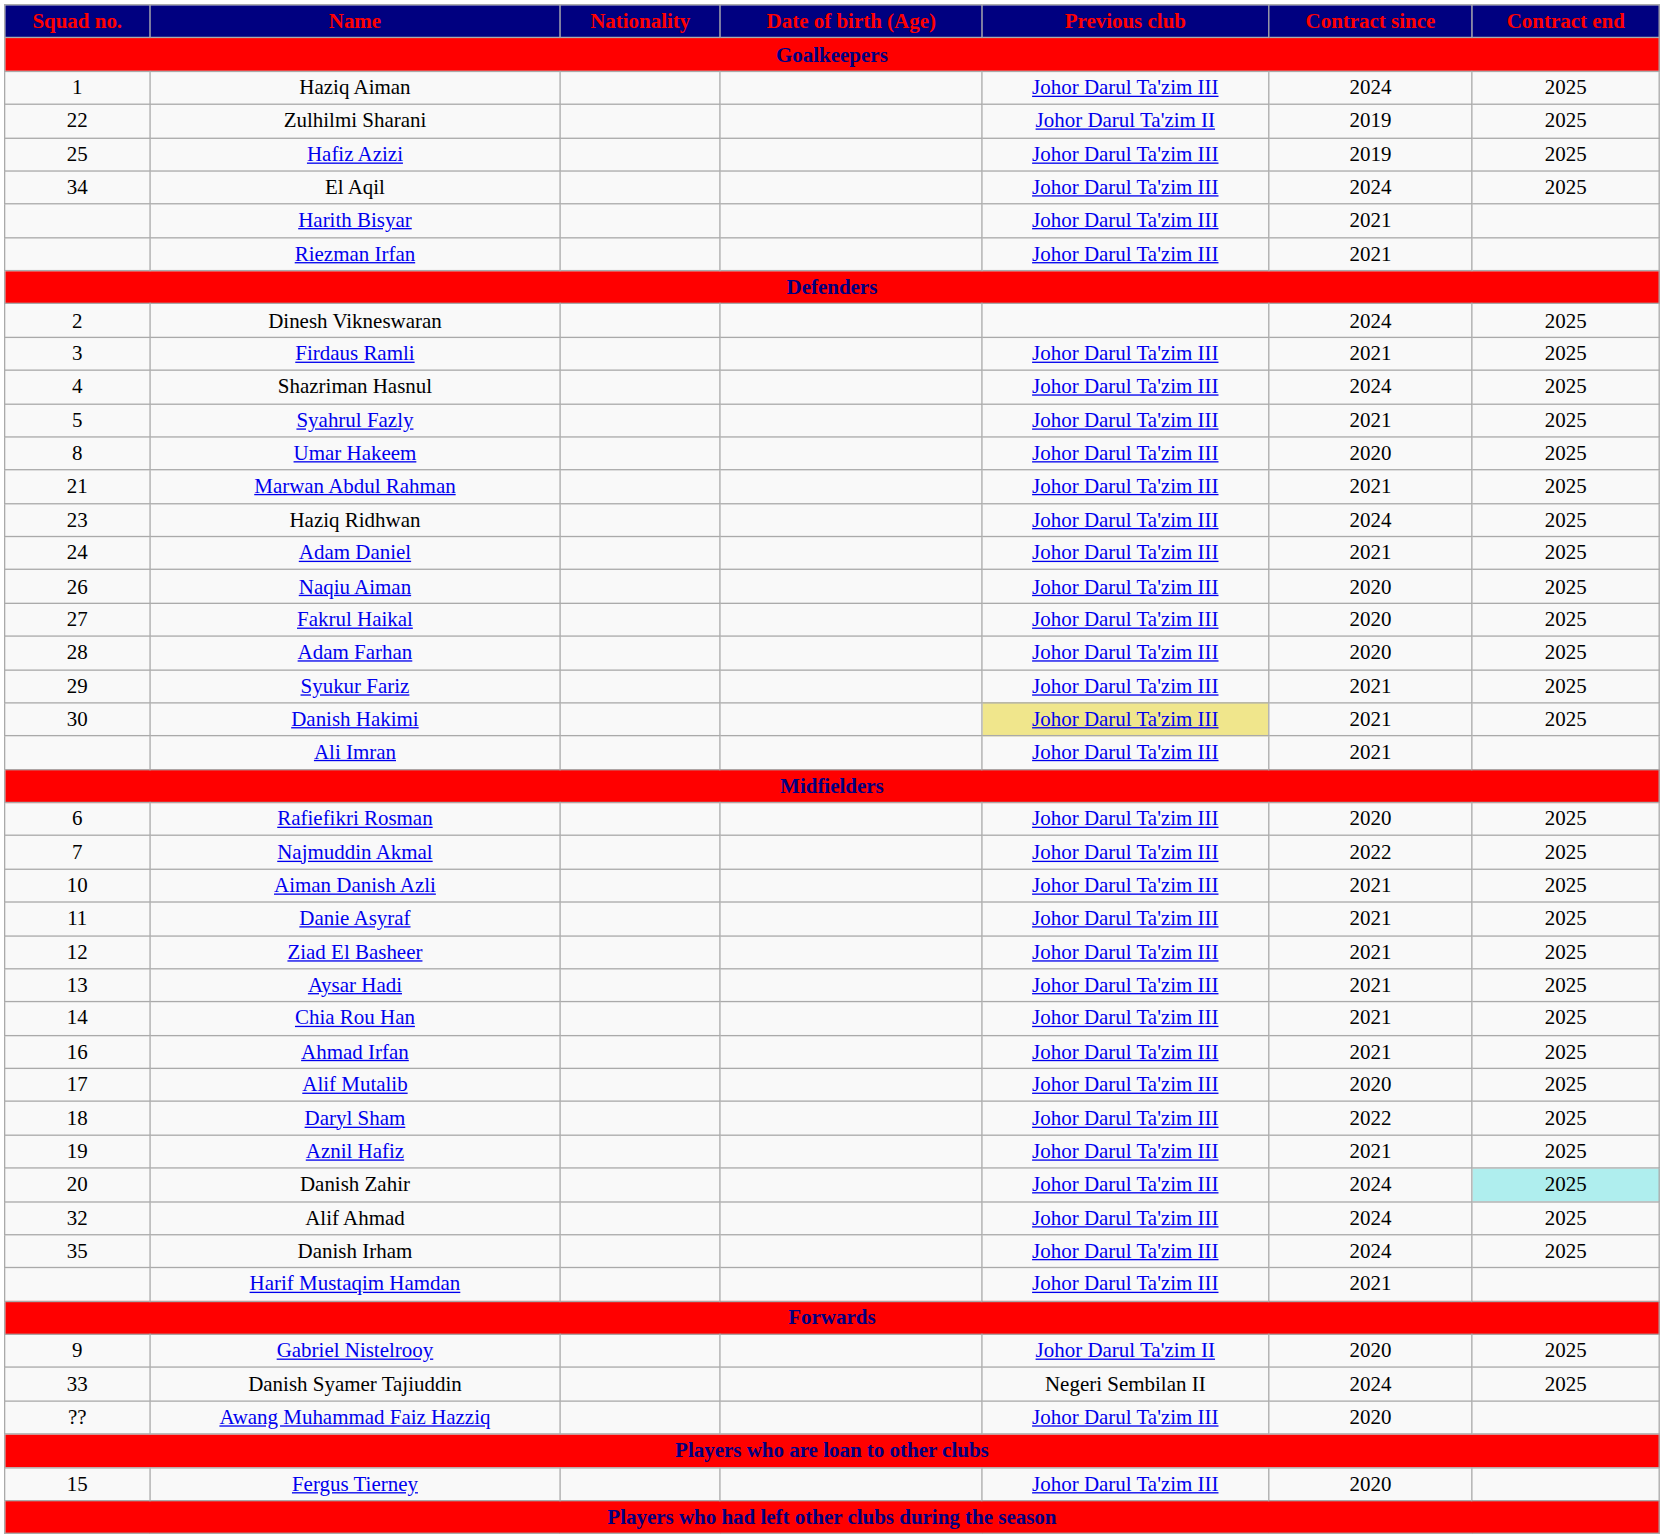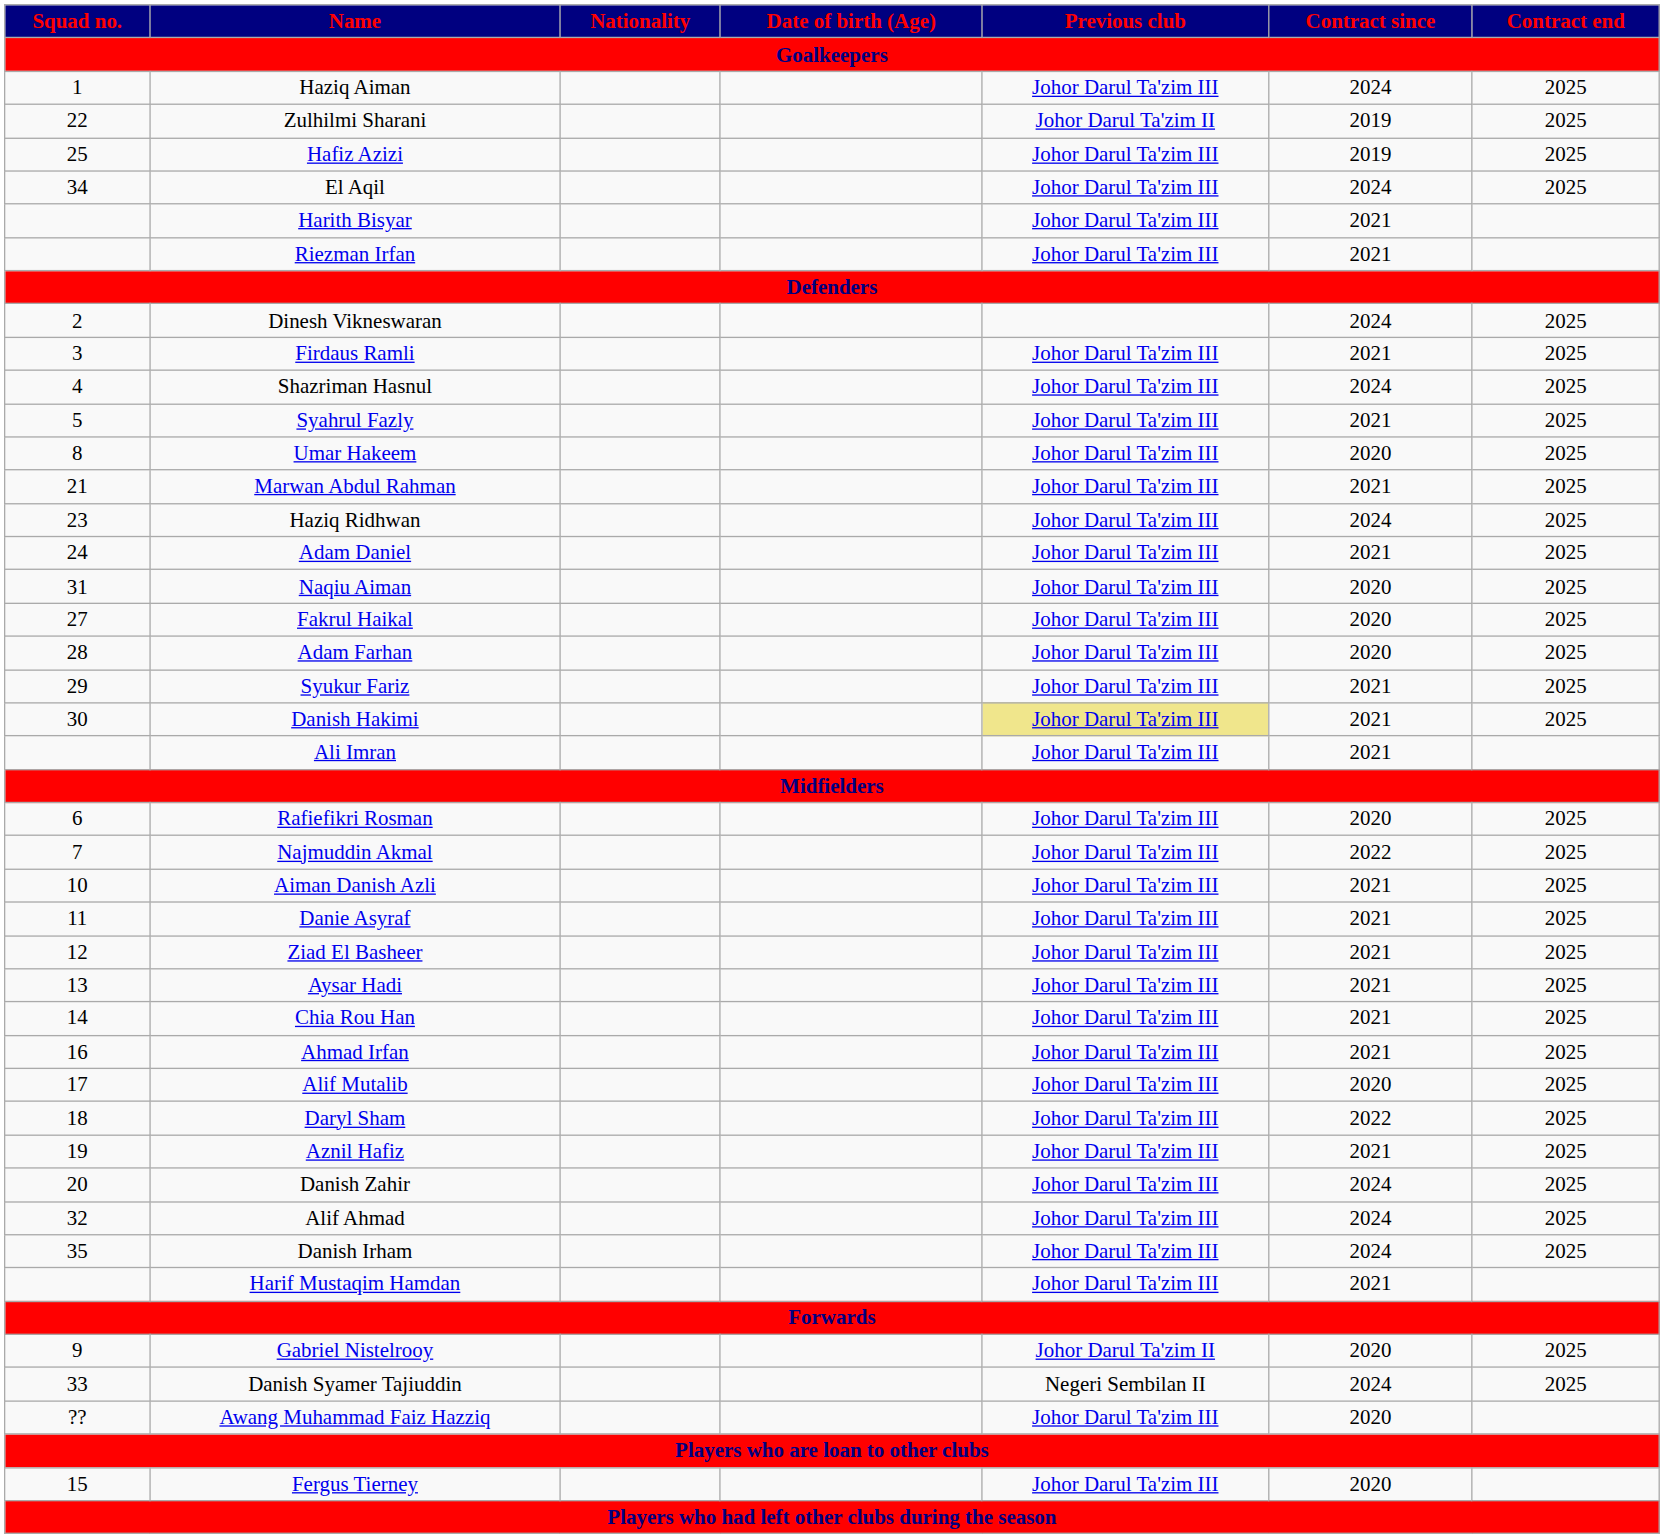(77, 586) 26 -> (77, 586) 31
(1566, 1184) paleturquoise background -> (1566, 1184) no background
